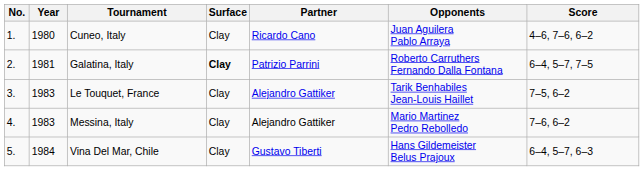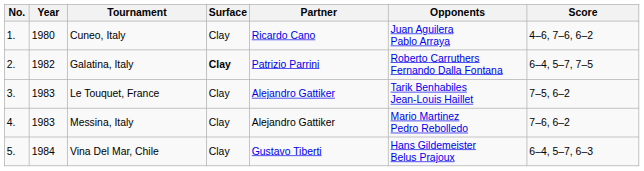(43, 64) 1981 -> (43, 64) 1982
